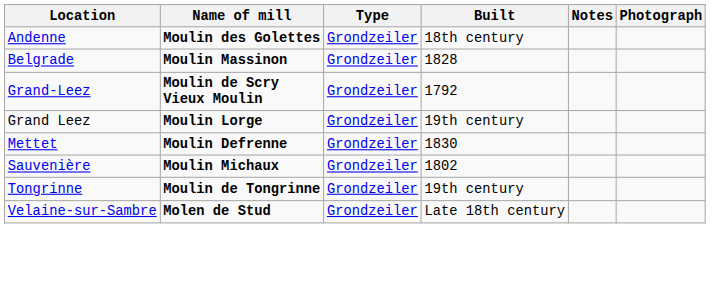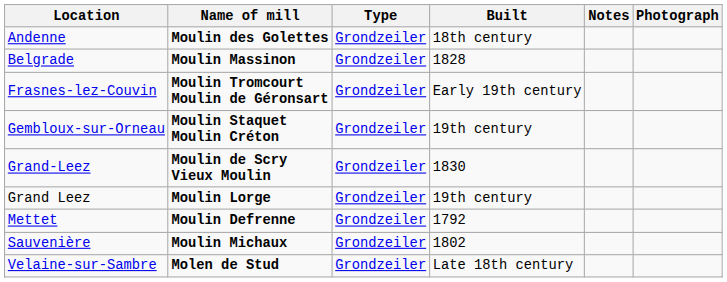+ row: (82, 91)
+ row: (86, 129)
(441, 91) 1792 -> (449, 168) 1830
(441, 144) 1830 -> (449, 221) 1792
- row: (45, 189)
